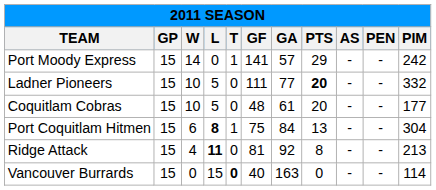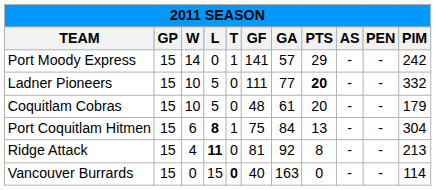(415, 106) 177 -> (415, 106) 179
